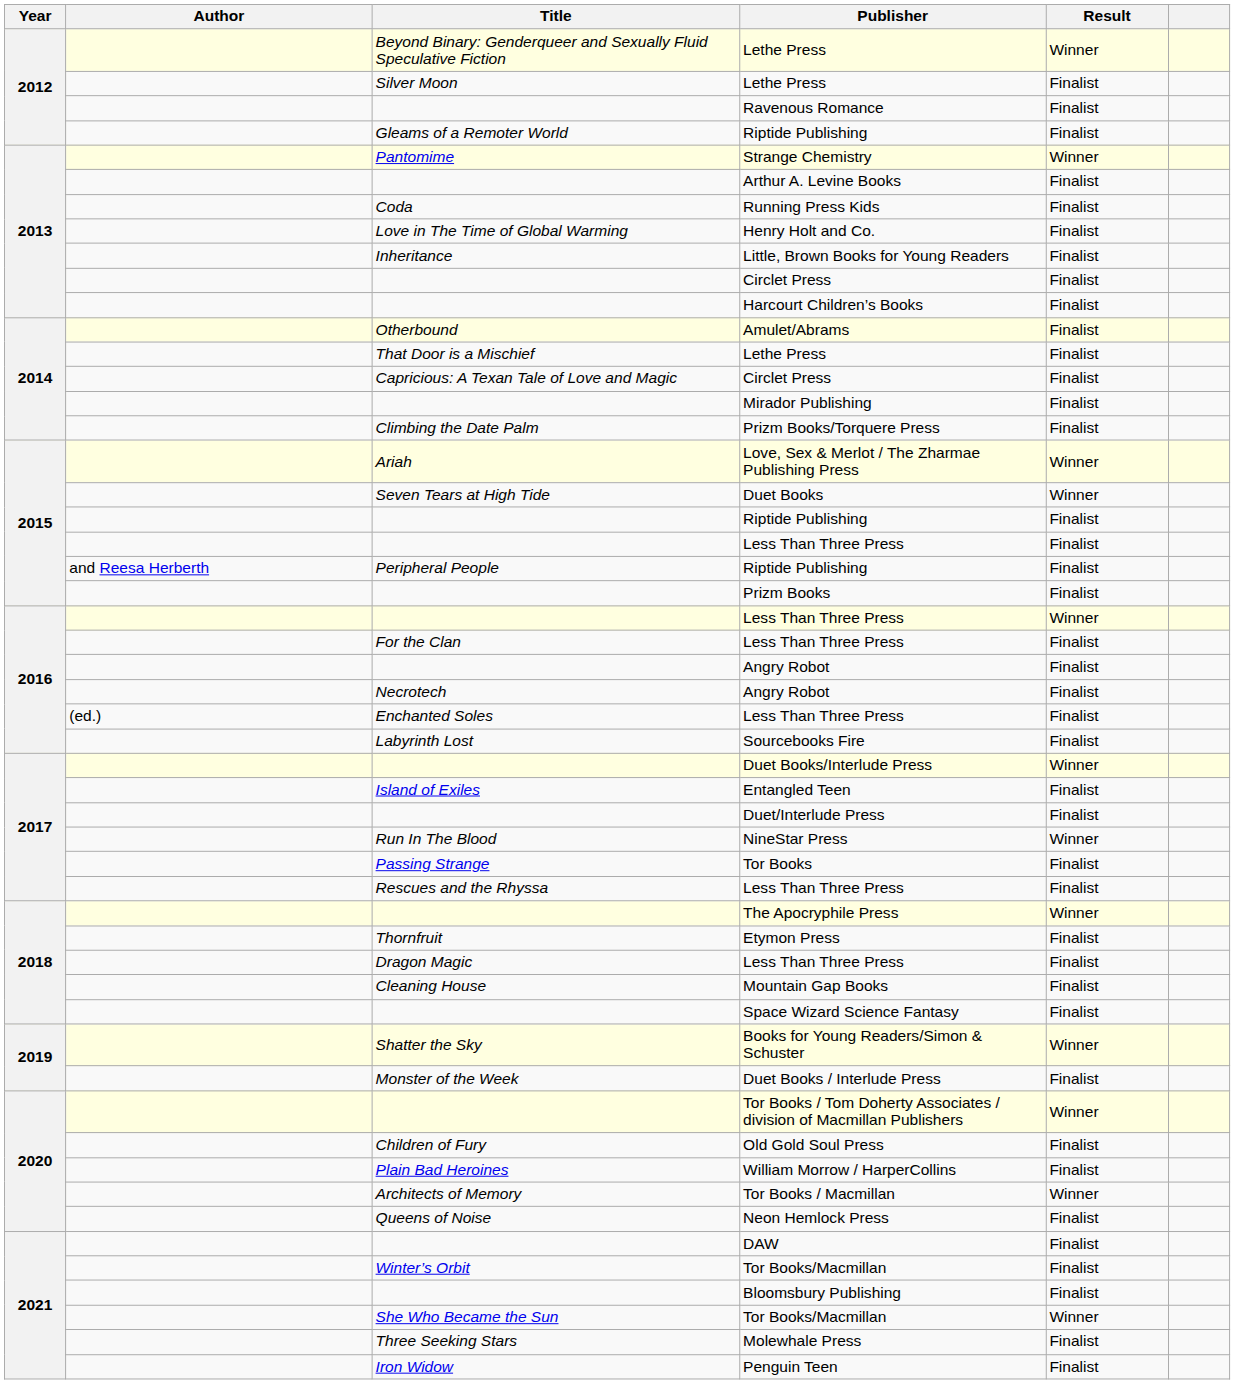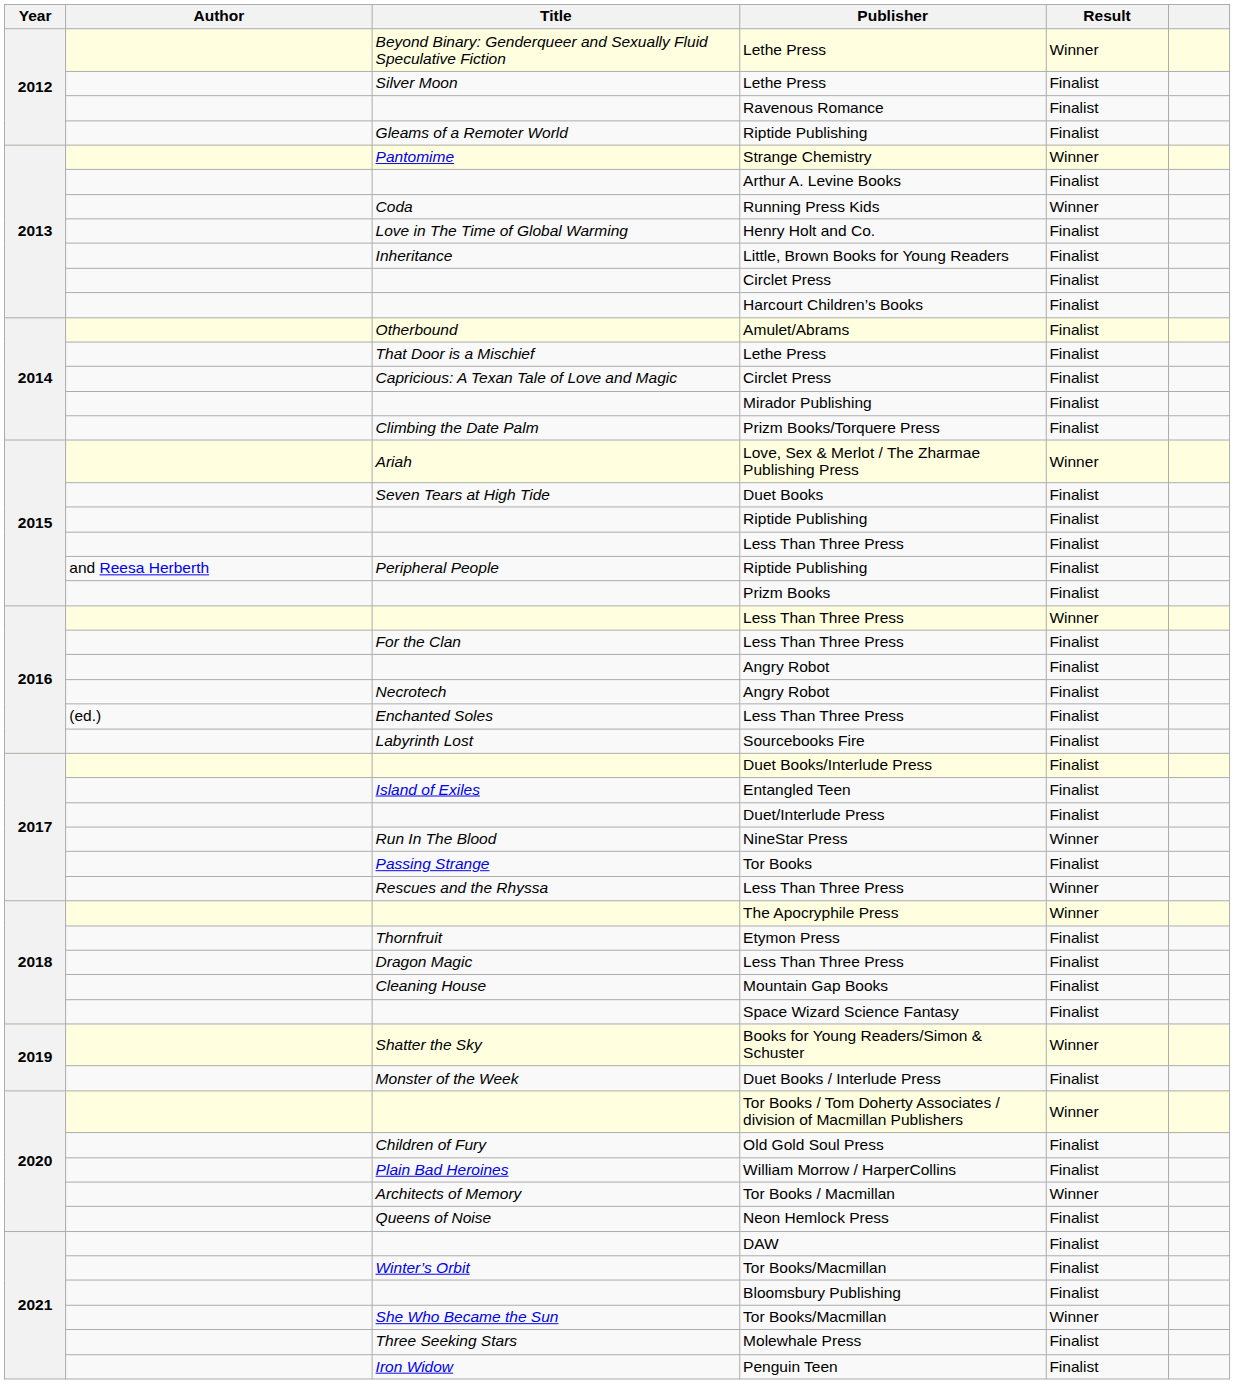(1074, 206) Finalist -> (1074, 206) Winner
(1074, 494) Winner -> (1074, 494) Finalist
(1074, 765) Winner -> (1074, 765) Finalist
(1074, 888) Finalist -> (1074, 888) Winner
